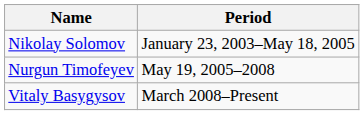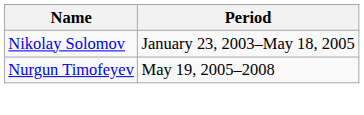- row: (67, 95)
